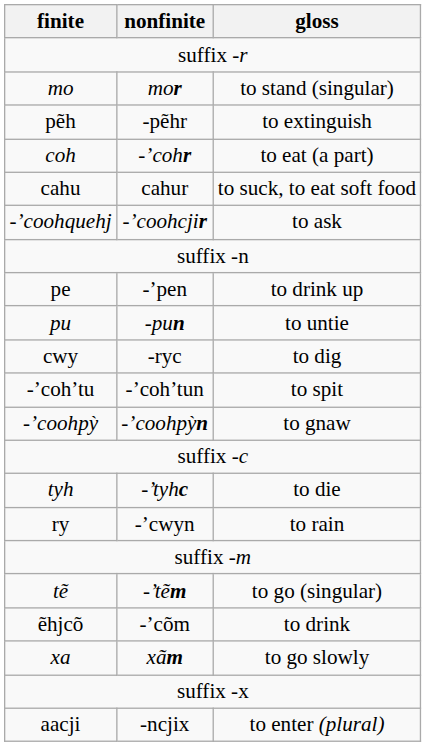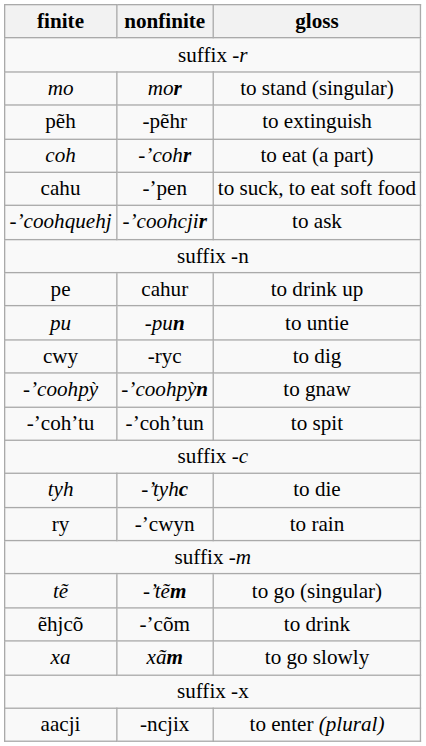(165, 188) cahur -> (165, 188) -’pen
(165, 289) -’pen -> (165, 289) cahur
rows swapped: (61, 423) <-> (61, 389)
